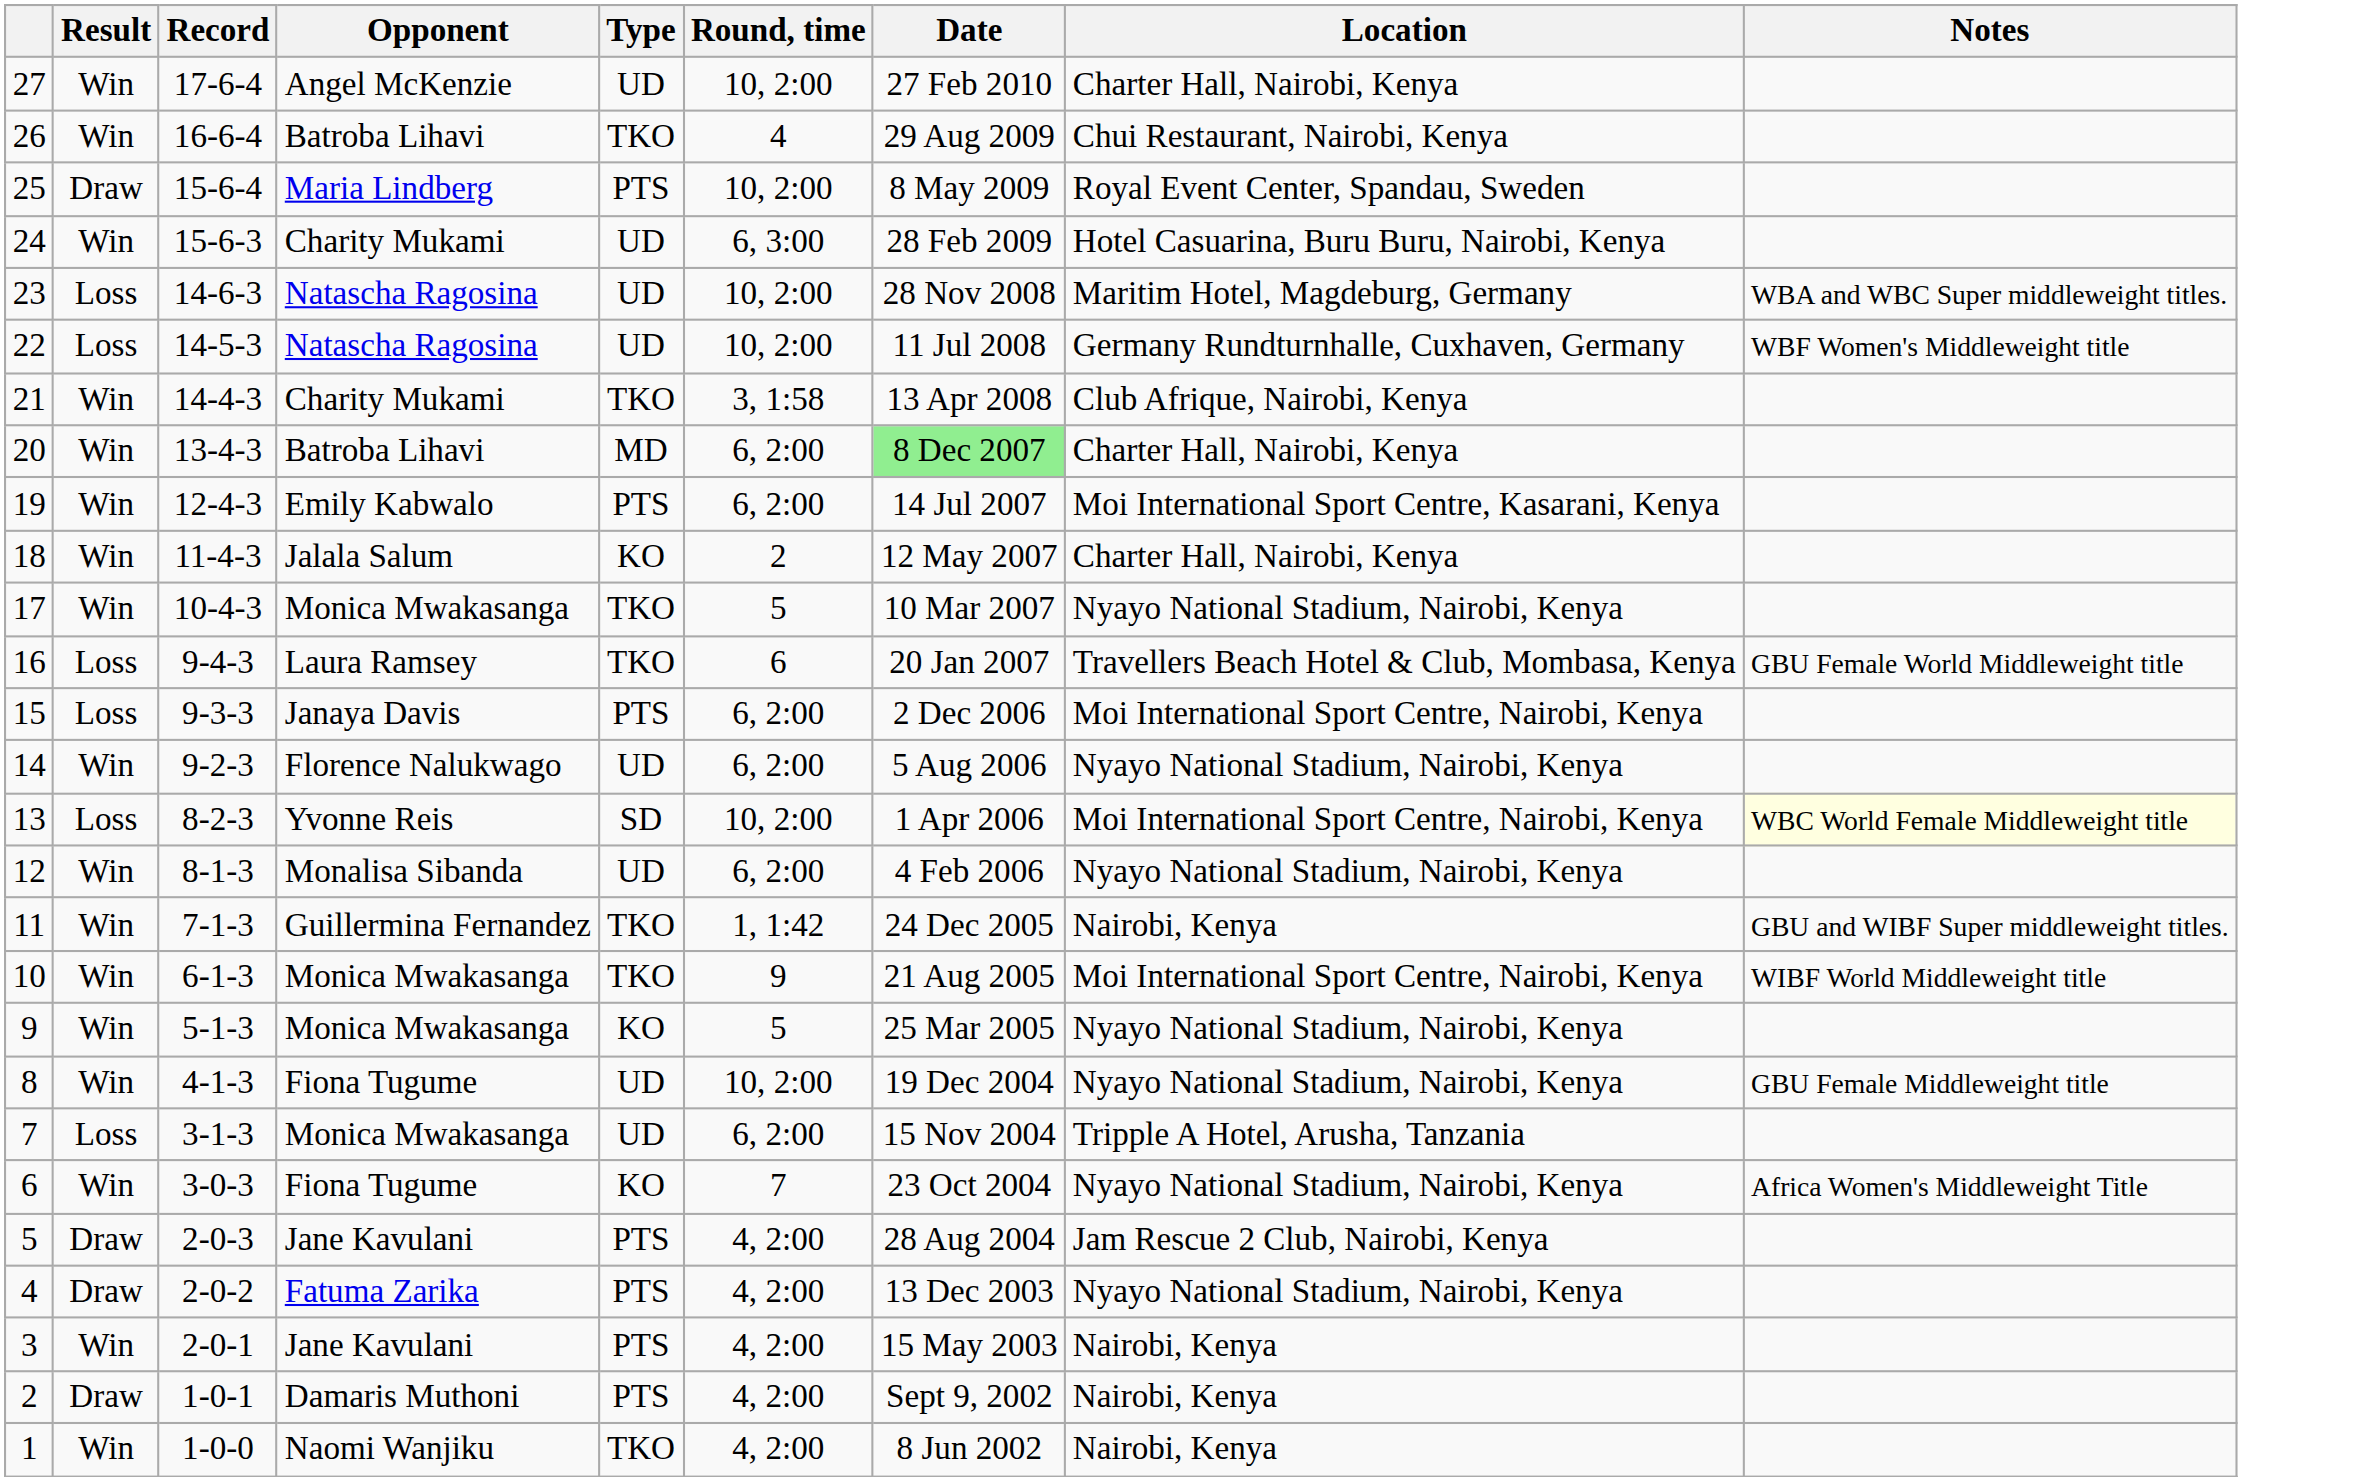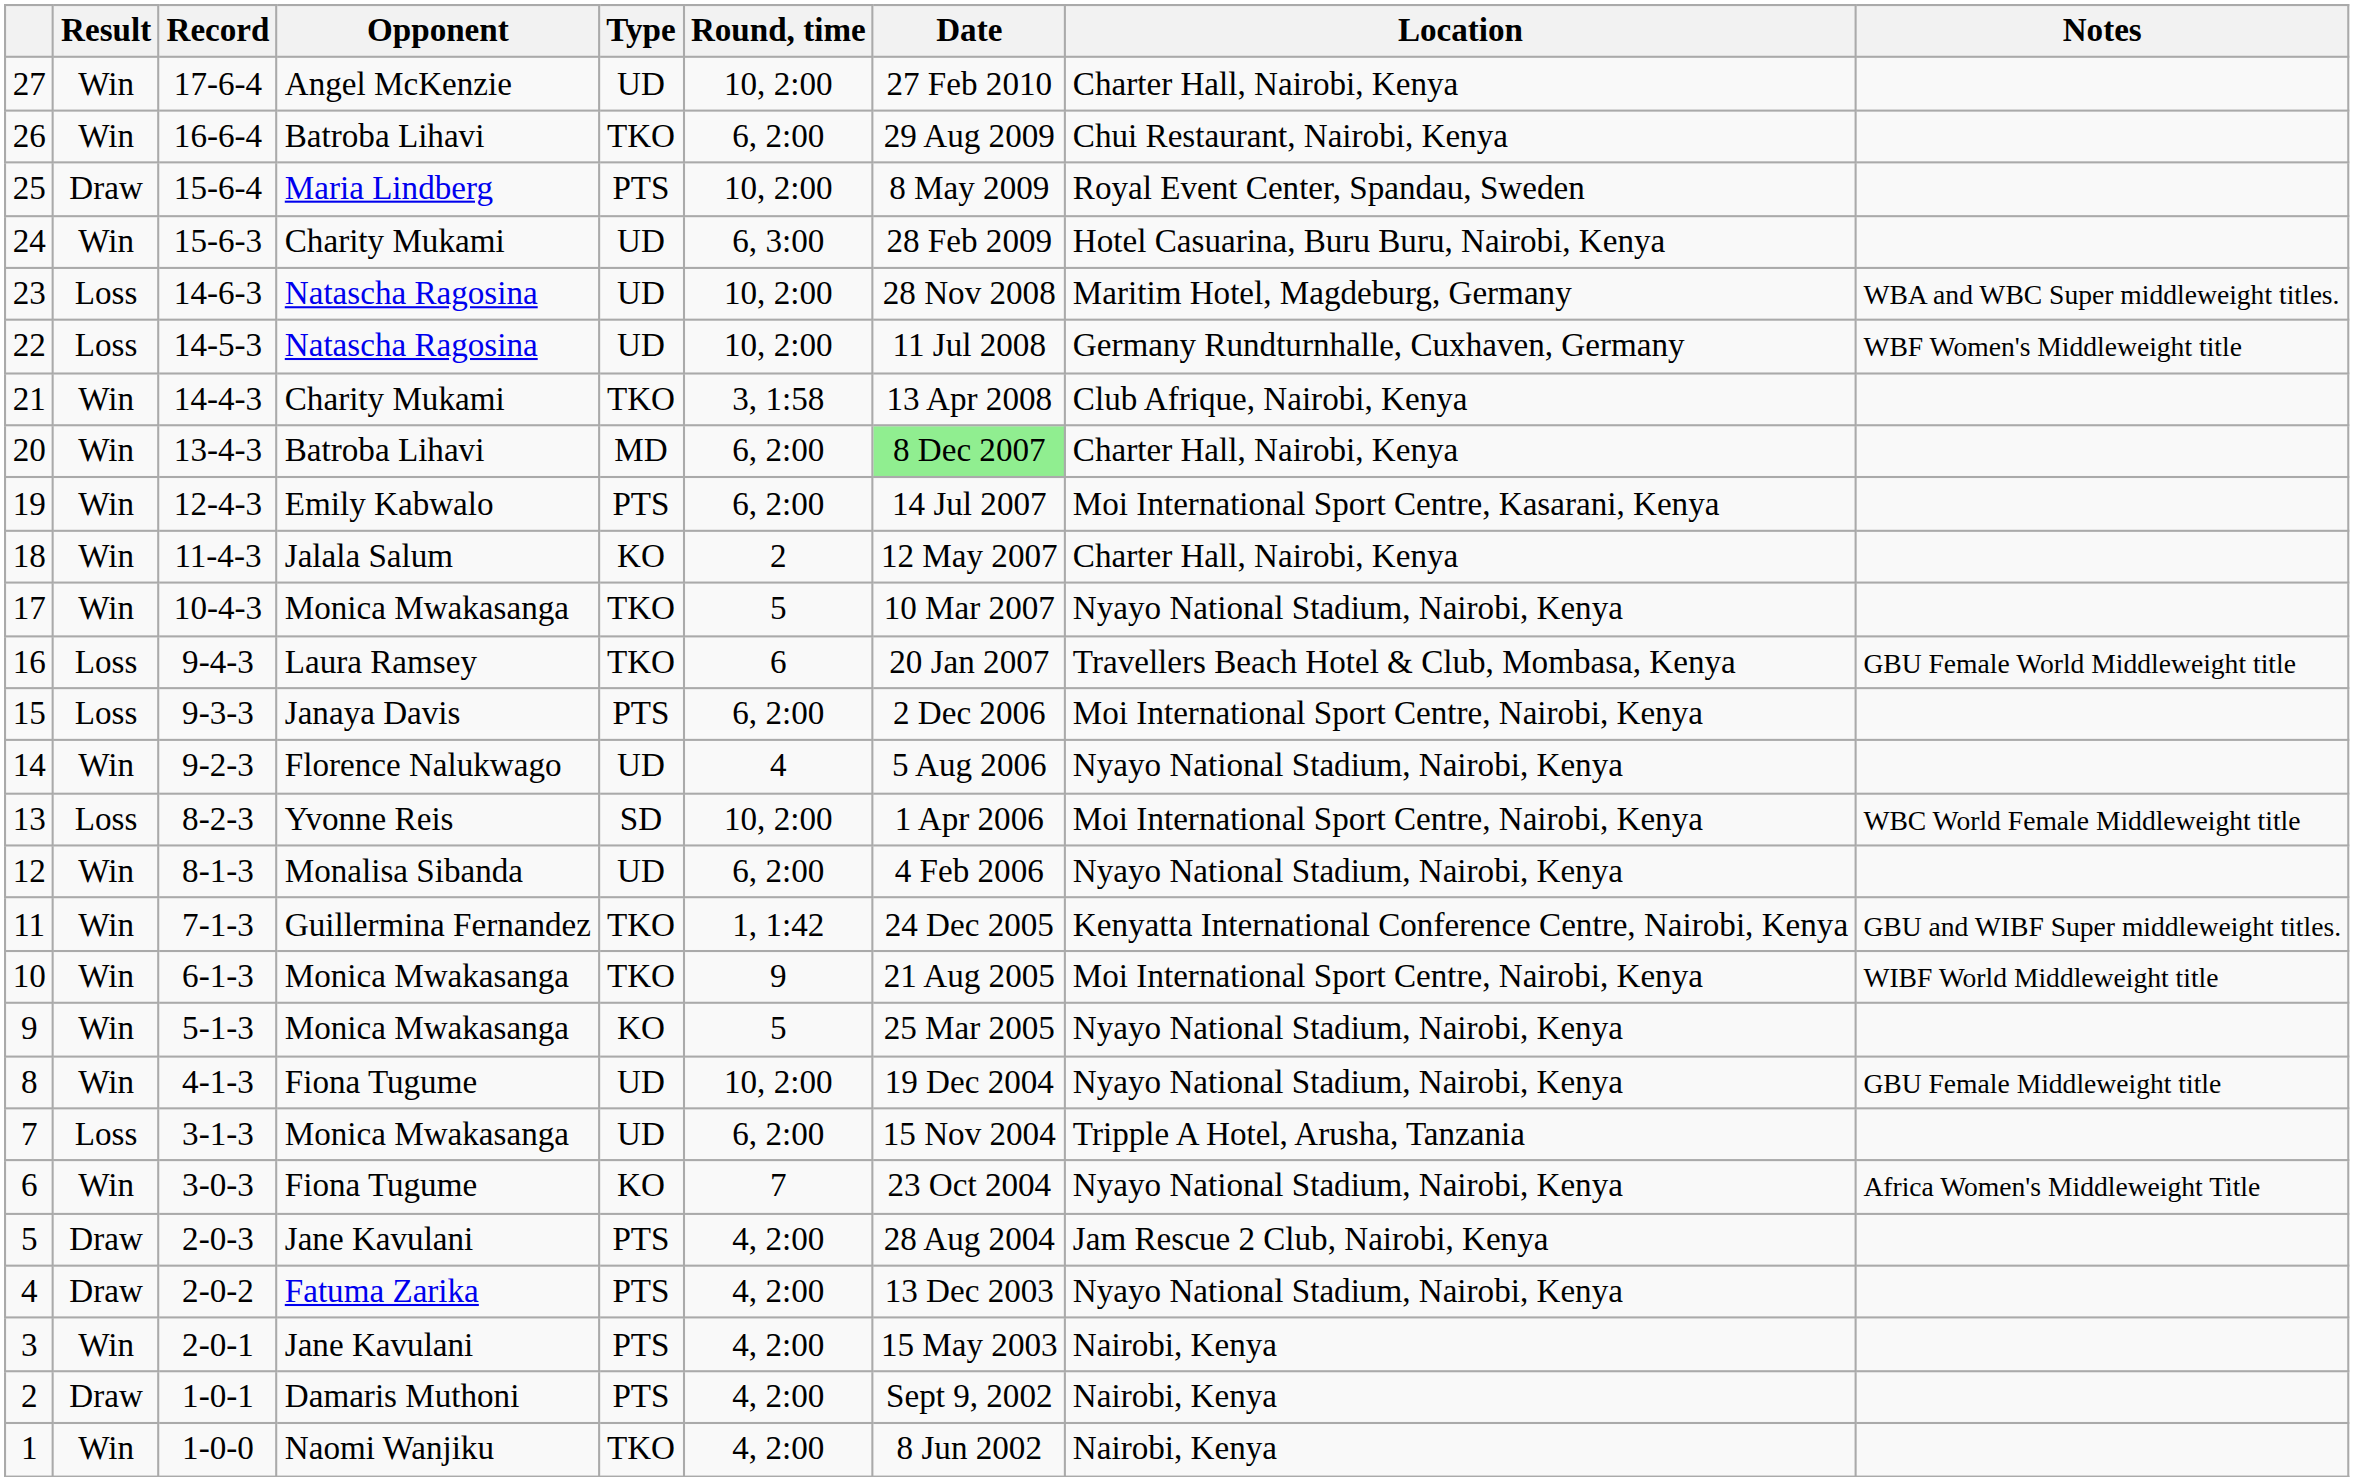(778, 135) 4 -> (778, 135) 6, 2:00
(778, 766) 6, 2:00 -> (778, 766) 4
(1970, 820) lightyellow background -> (2082, 820) no background
(1175, 923) Nairobi, Kenya -> (1460, 923) Kenyatta International Conference Centre, Nairobi, Kenya
